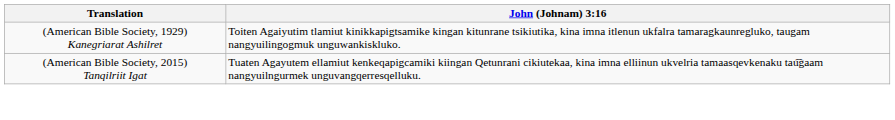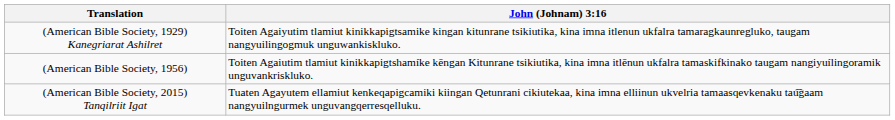+ row: (115, 68)
